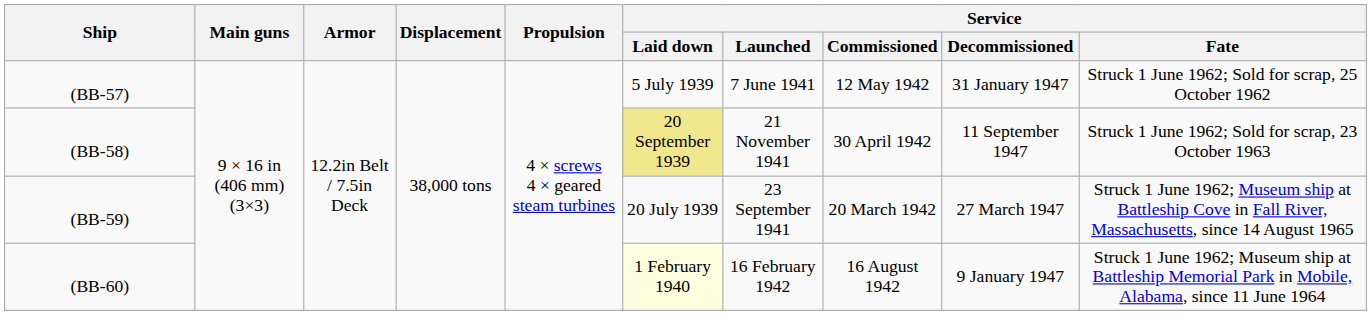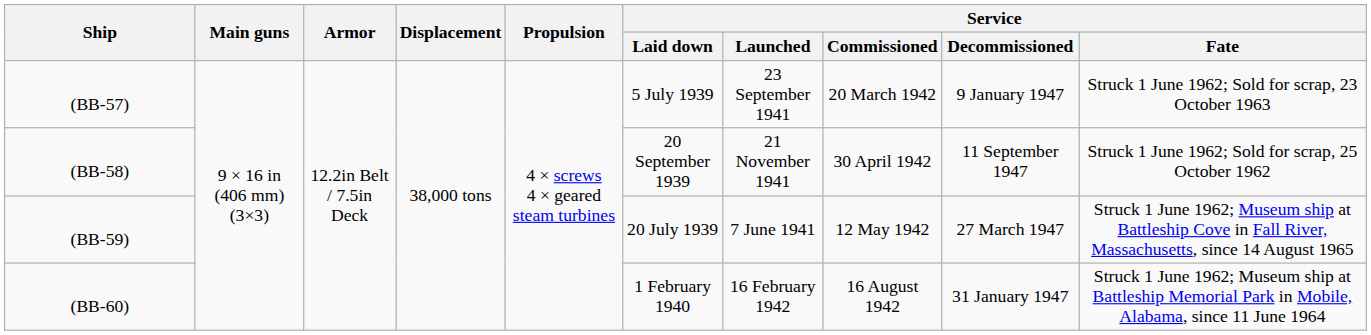(773, 84) 7 June 1941 -> (773, 94) 23 September 1941
(882, 84) 12 May 1942 -> (882, 94) 20 March 1942
(1010, 84) 31 January 1947 -> (1010, 94) 9 January 1947
(1222, 84) Struck 1 June 1962; Sold for scrap, 25 October 1962 -> (1222, 94) Struck 1 June 1962; Sold for scrap, 23 October 1963
(673, 141) khaki background -> (673, 161) no background
(1222, 141) Struck 1 June 1962; Sold for scrap, 23 October 1963 -> (1222, 161) Struck 1 June 1962; Sold for scrap, 25 October 1962
(773, 209) 23 September 1941 -> (773, 229) 7 June 1941
(882, 209) 20 March 1942 -> (882, 229) 12 May 1942
(673, 276) lightyellow background -> (673, 296) no background
(1010, 276) 9 January 1947 -> (1010, 296) 31 January 1947
